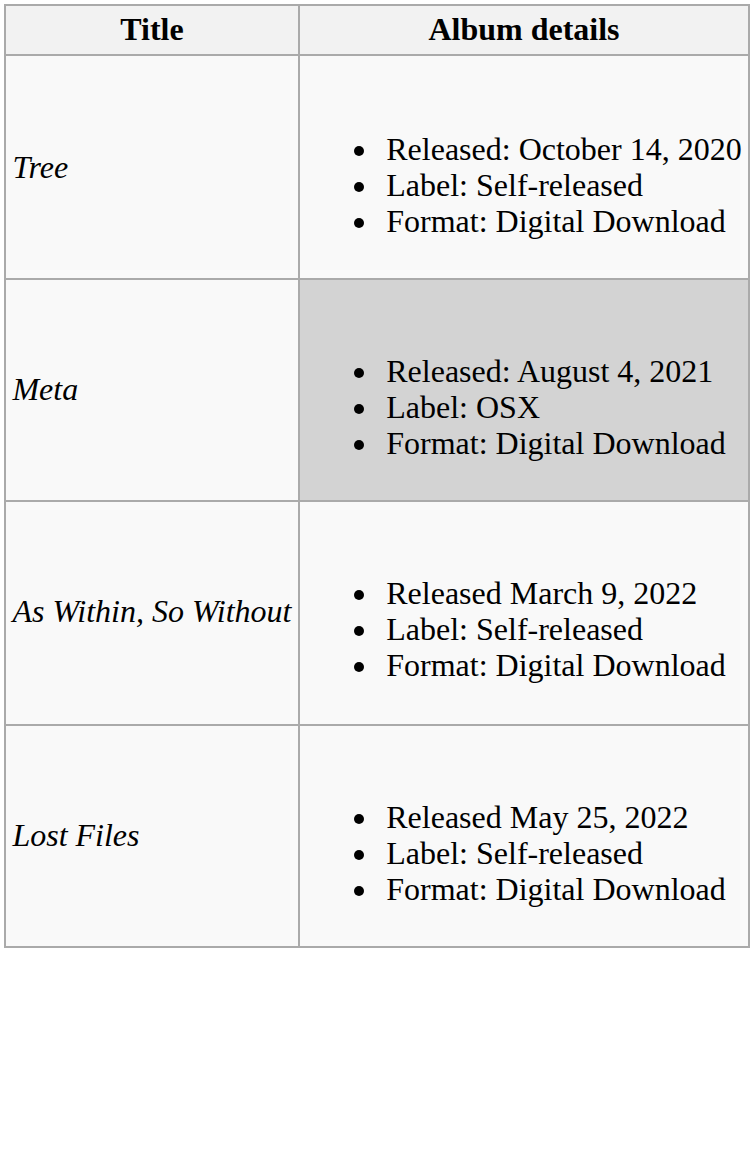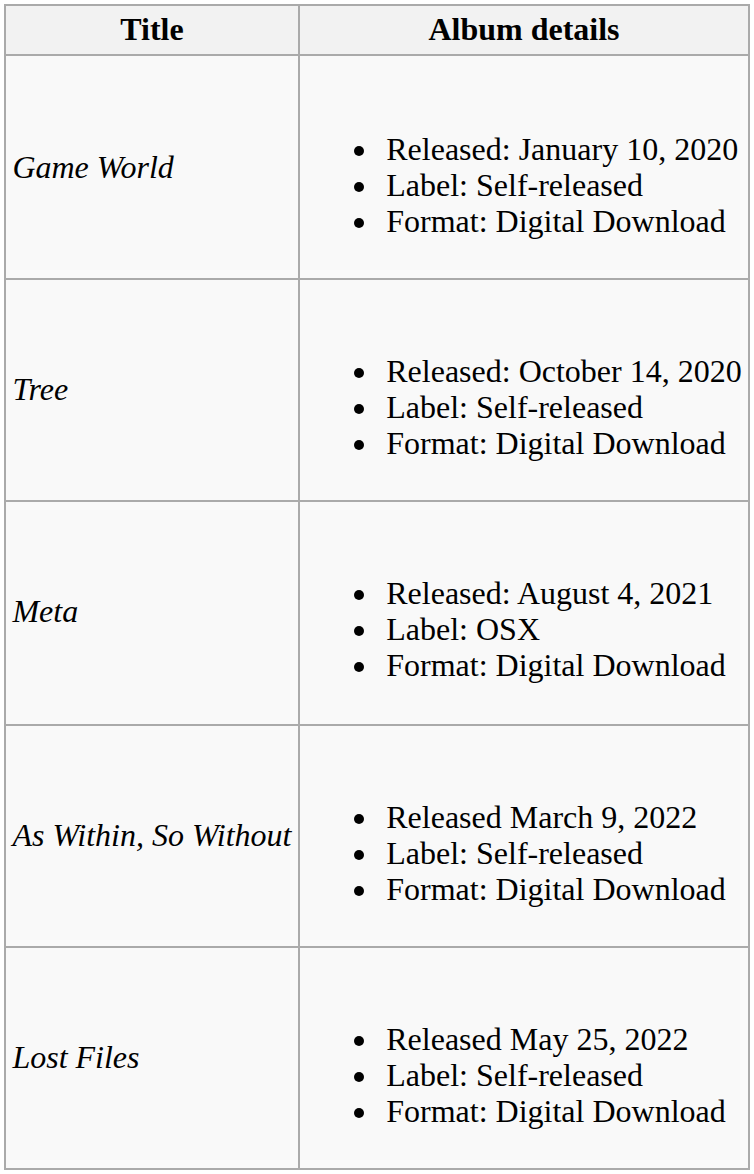+ row: (93, 166)
(524, 408) lightgrey background -> (524, 631) no background
